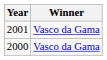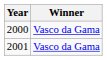rows swapped: (18, 47) <-> (18, 30)
